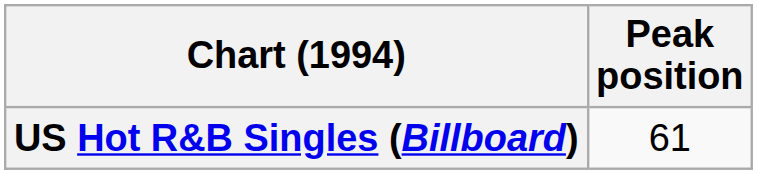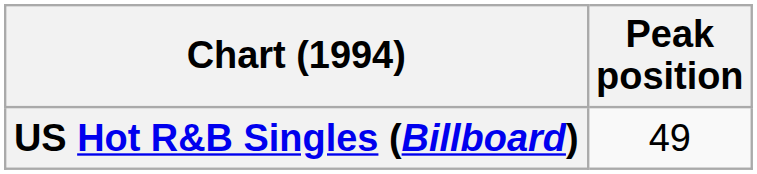(670, 137) 61 -> (670, 137) 49
